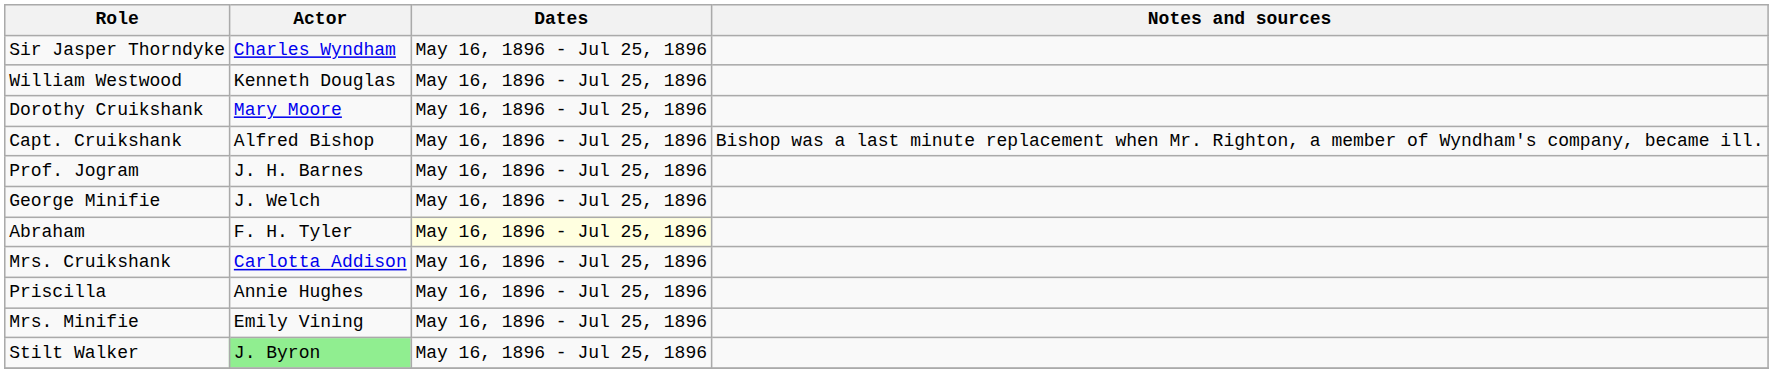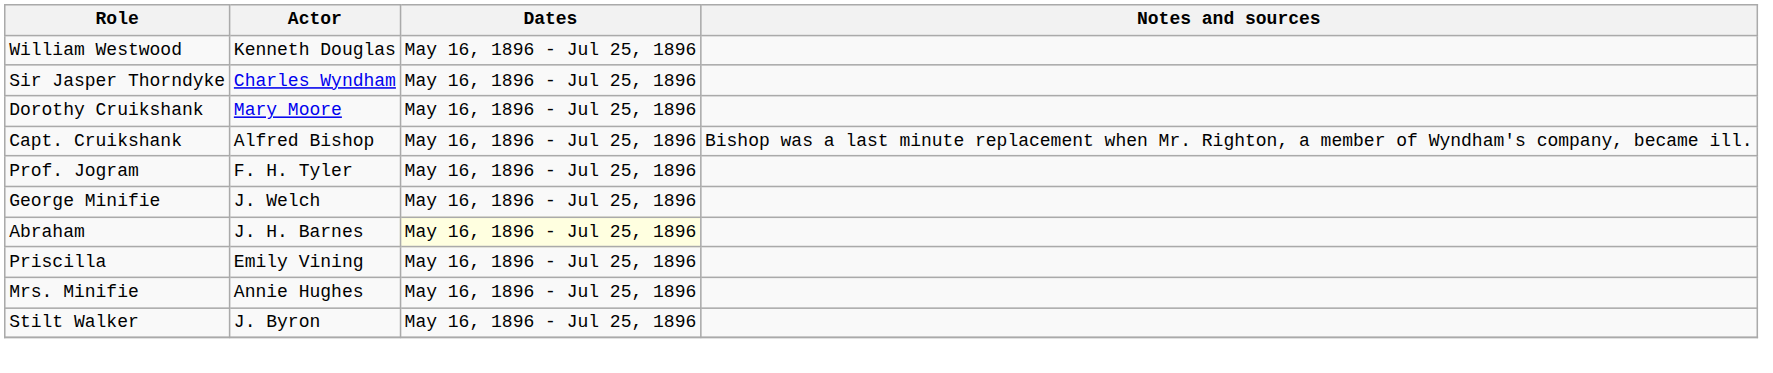rows swapped: (117, 50) <-> (96, 80)
(299, 171) J. H. Barnes -> (293, 171) F. H. Tyler
(293, 231) F. H. Tyler -> (299, 231) J. H. Barnes
- row: (90, 262)
(299, 292) Annie Hughes -> (299, 262) Emily Vining
(299, 322) Emily Vining -> (299, 292) Annie Hughes
(277, 353) lightgreen background -> (277, 322) no background
